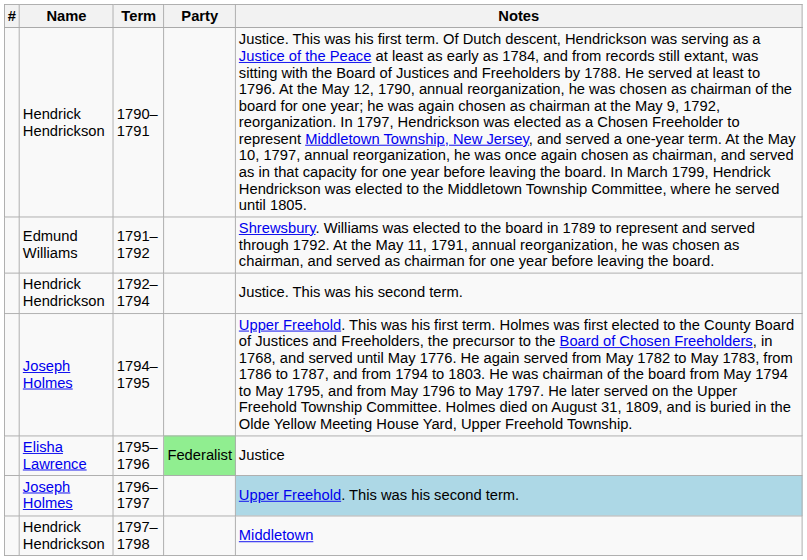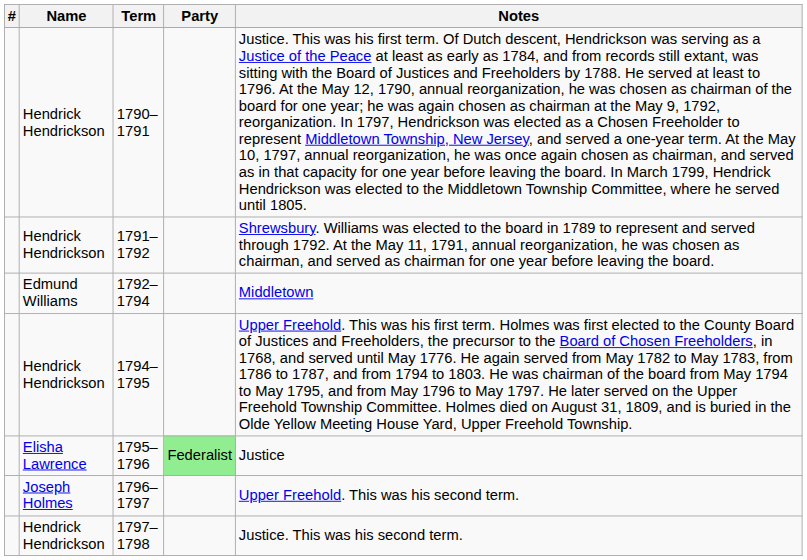(50, 245) Edmund Williams -> (64, 245) Hendrick Hendrickson
(64, 293) Hendrick Hendrickson -> (50, 293) Edmund Williams
(351, 293) Justice. This was his second term. -> (276, 293) Middletown
(48, 374) Joseph Holmes -> (64, 374) Hendrick Hendrickson
(379, 495) lightblue background -> (379, 495) no background
(276, 535) Middletown -> (351, 535) Justice. This was his second term.
